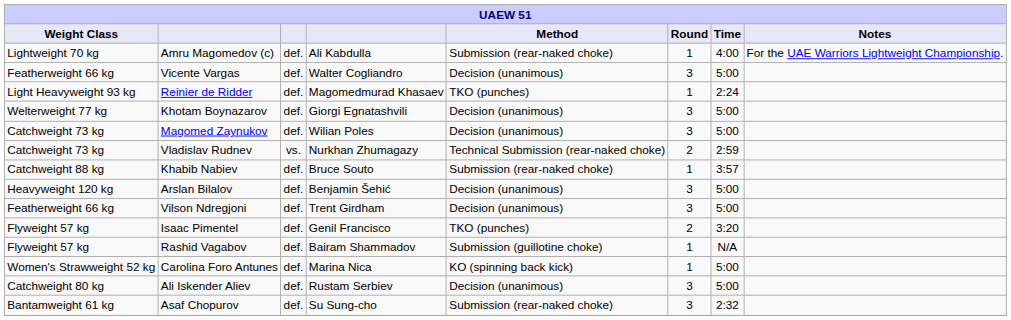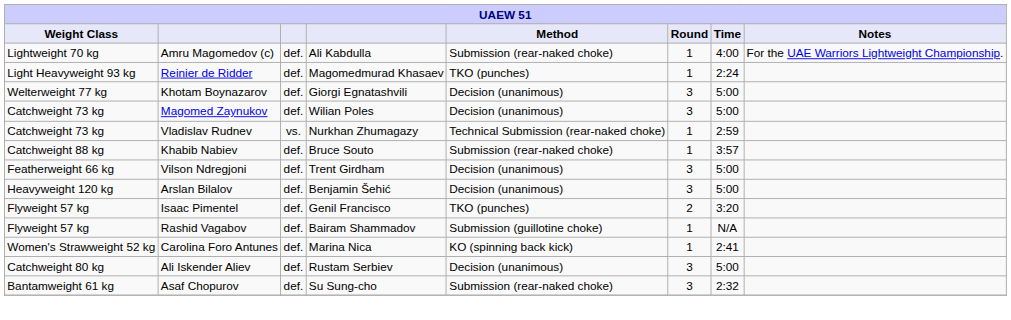- row: (200, 72)
(689, 150) 2 -> (689, 130) 1
rows swapped: (204, 208) <-> (196, 189)
(727, 266) 5:00 -> (727, 247) 2:41
